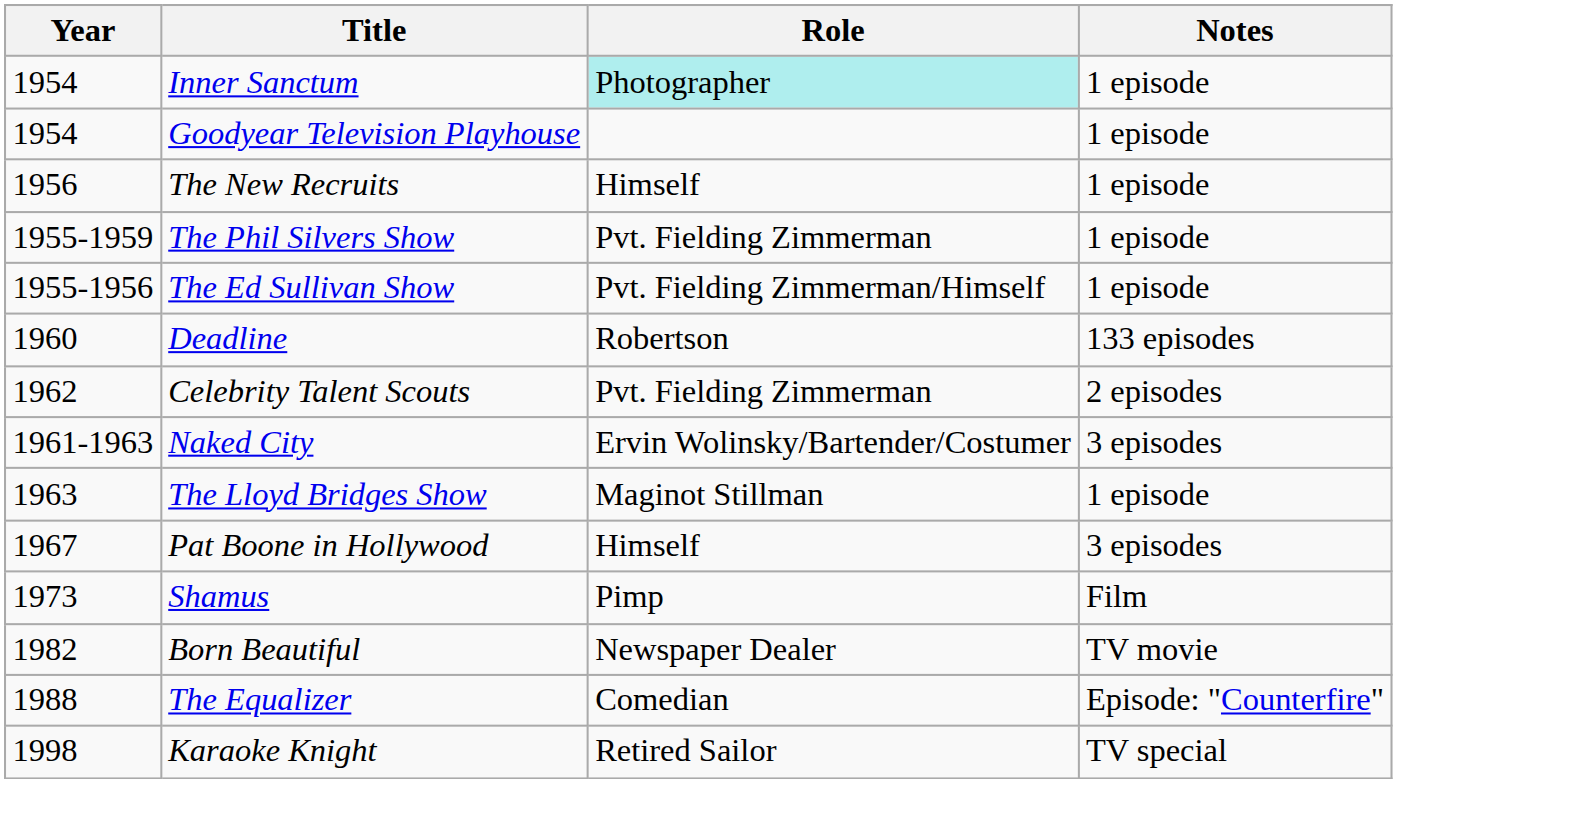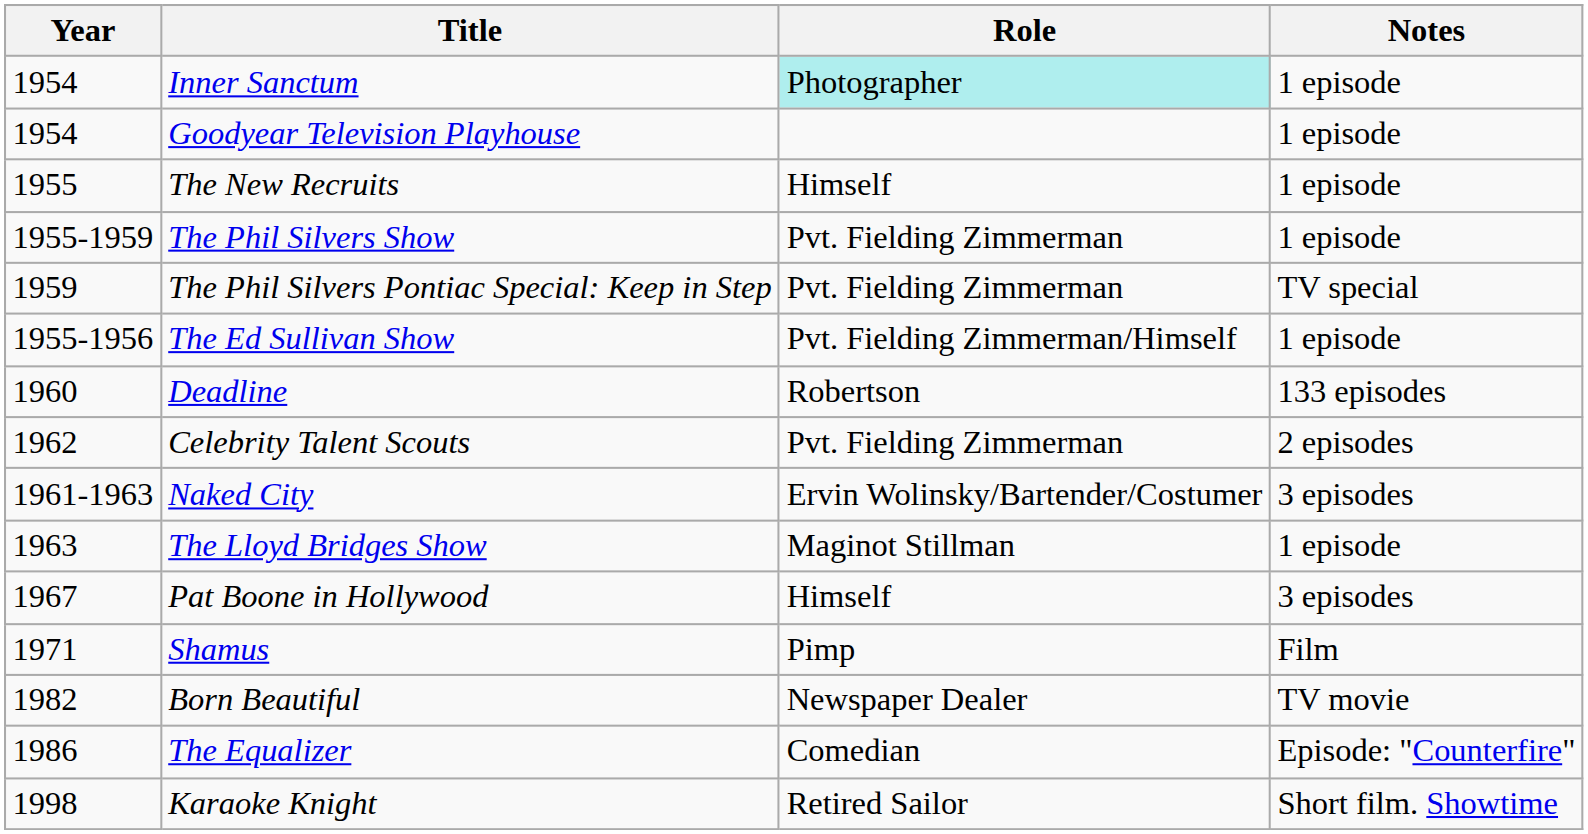(45, 184) 1956 -> (45, 184) 1955
+ row: (470, 287)
(45, 596) 1973 -> (45, 648) 1971
(45, 699) 1988 -> (45, 751) 1986
(1156, 751) TV special -> (1418, 802) Short film. Showtime
